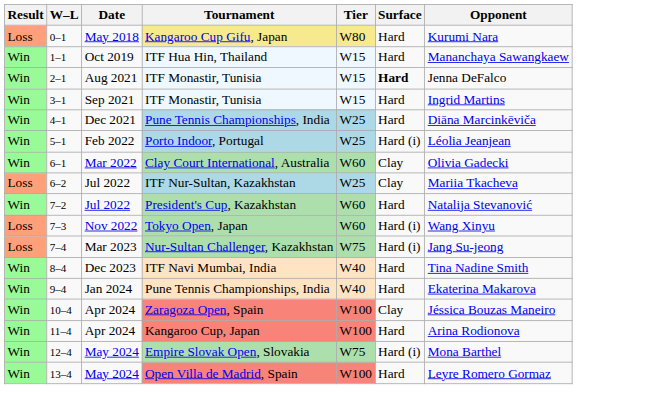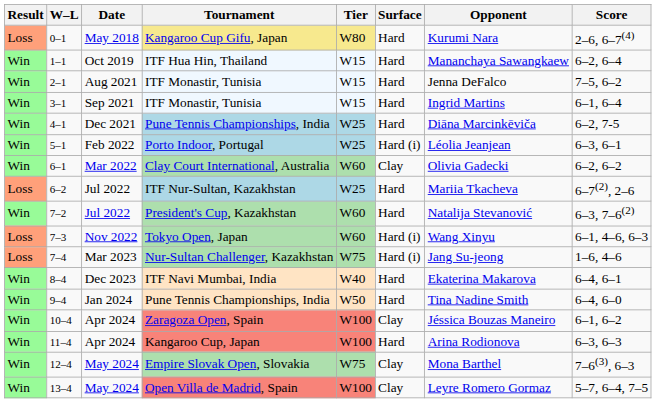+ column: (612, 15)
(393, 78) bold -> (391, 81) normal
(391, 183) Clay -> (391, 188) Hard
(478, 267) Tina Nadine Smith -> (482, 278) Ekaterina Makarova
(352, 288) W40 -> (352, 299) W50
(482, 288) Ekaterina Makarova -> (478, 299) Tina Nadine Smith
(399, 352) Hard (i) -> (391, 364) Clay
(391, 373) Hard -> (391, 387) Clay
